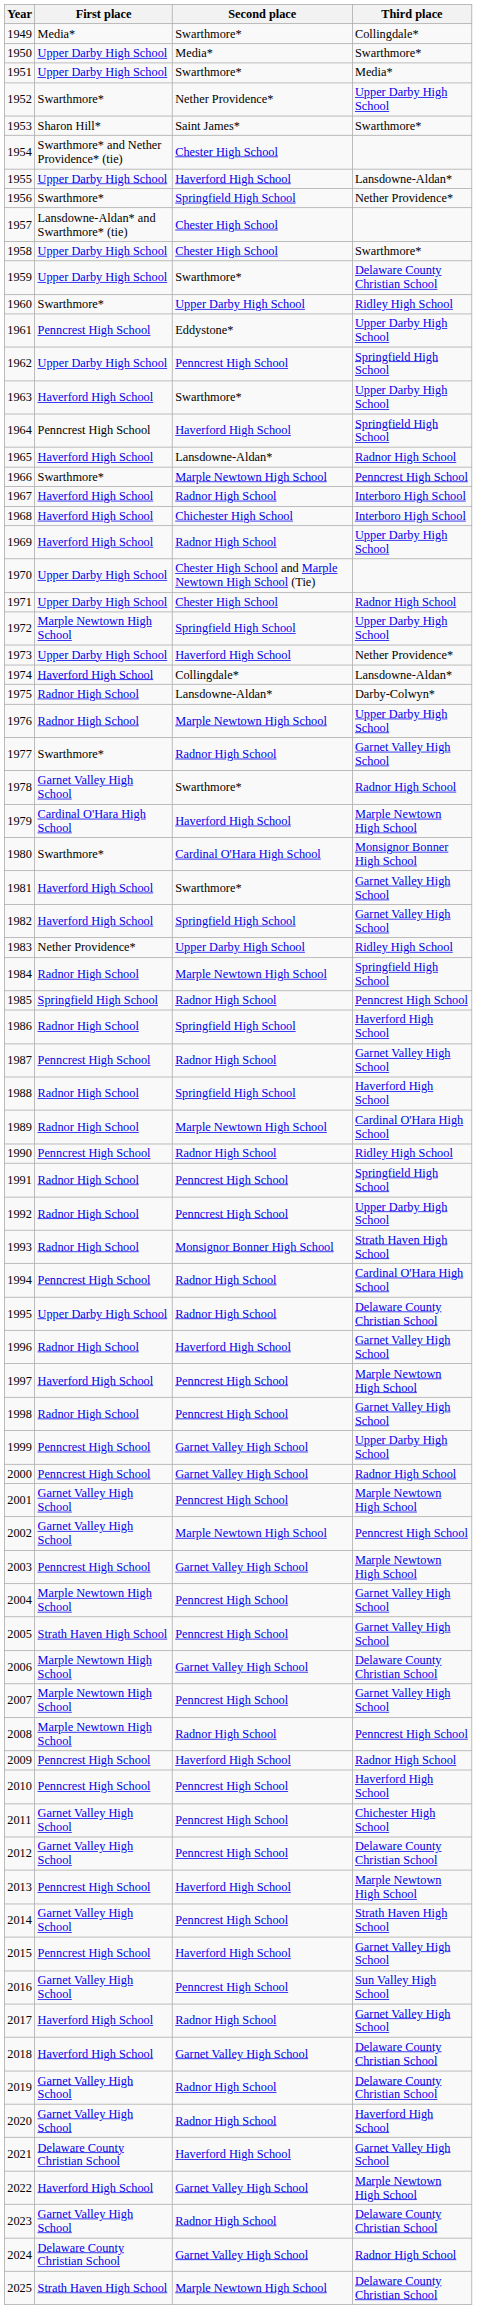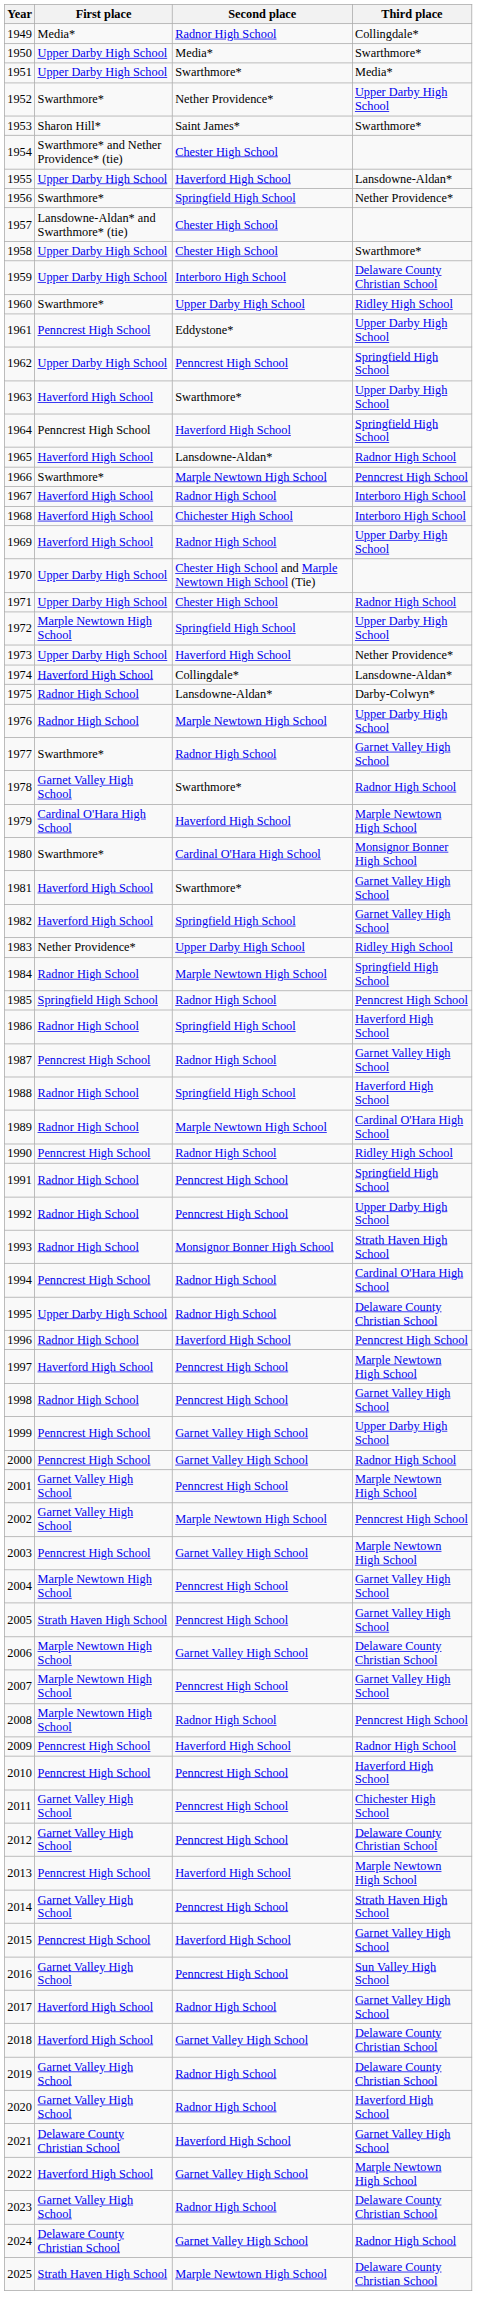(208, 33) Swarthmore* -> (226, 33) Radnor High School
(208, 277) Swarthmore* -> (231, 277) Interboro High School
(403, 1347) Garnet Valley High School -> (411, 1340) Penncrest High School
